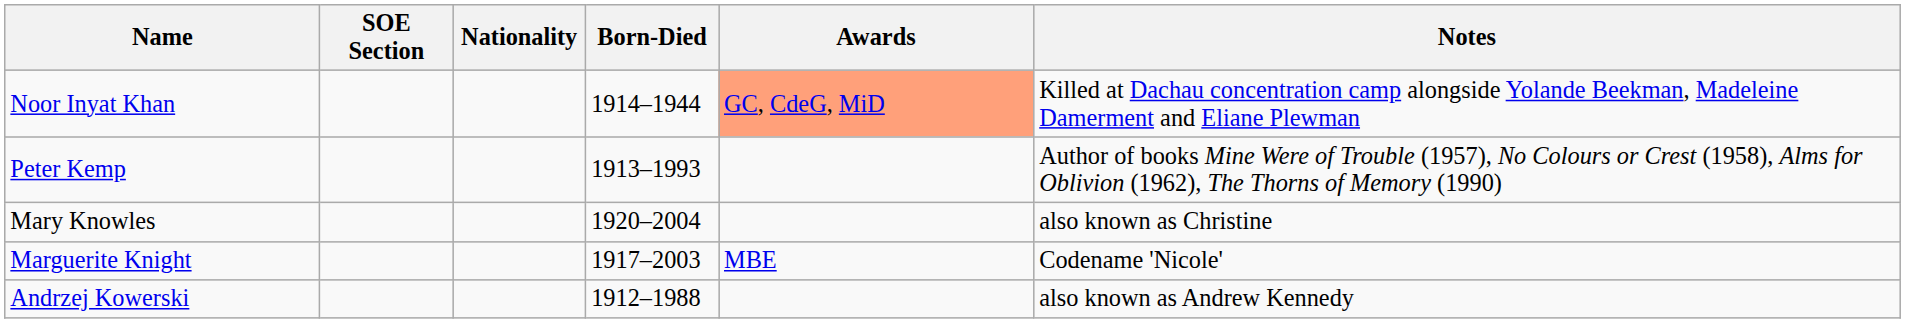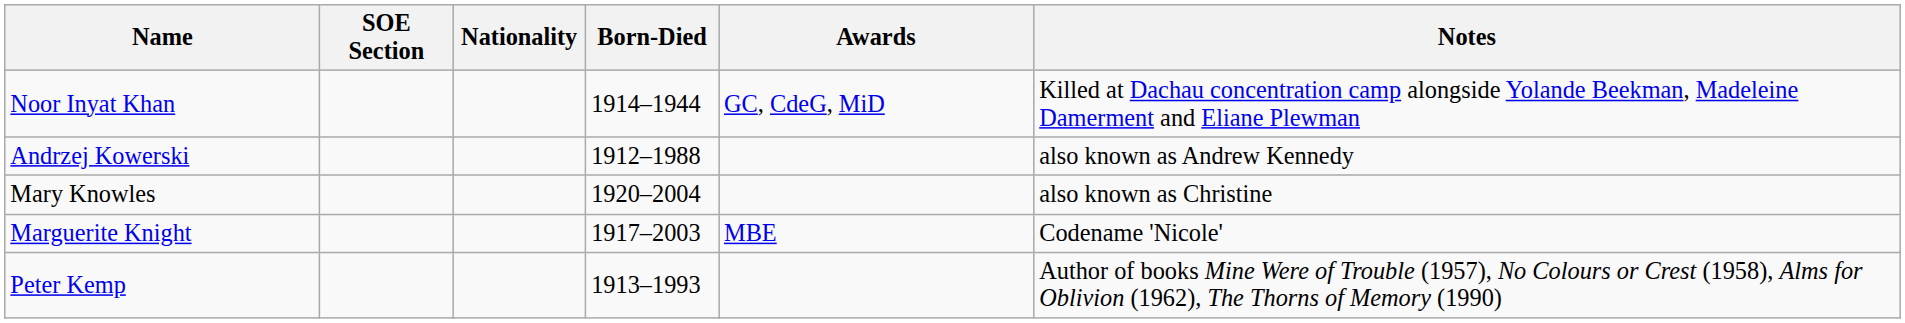(804, 103) lightsalmon background -> (804, 103) no background
rows swapped: (100, 298) <-> (68, 169)
